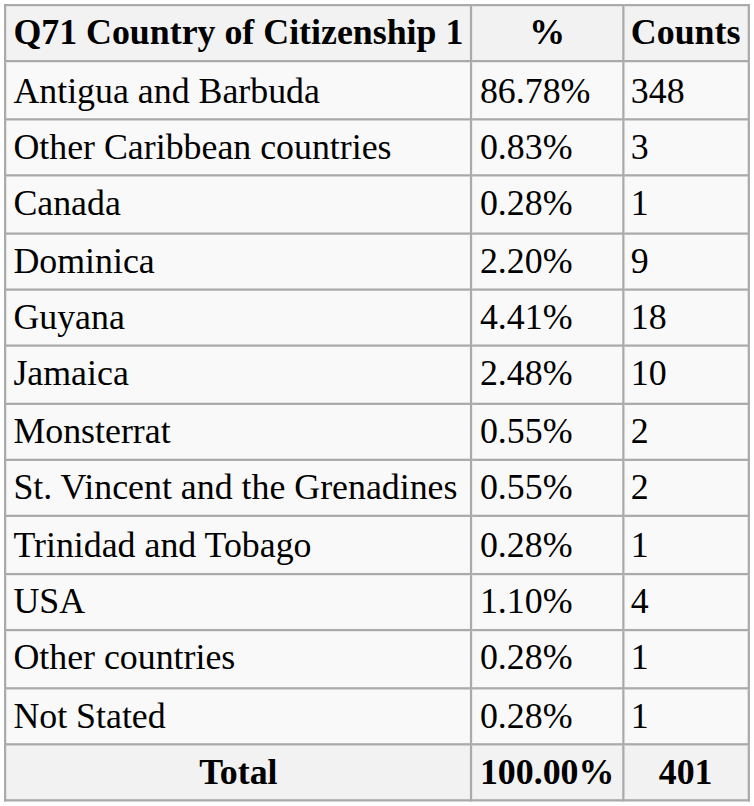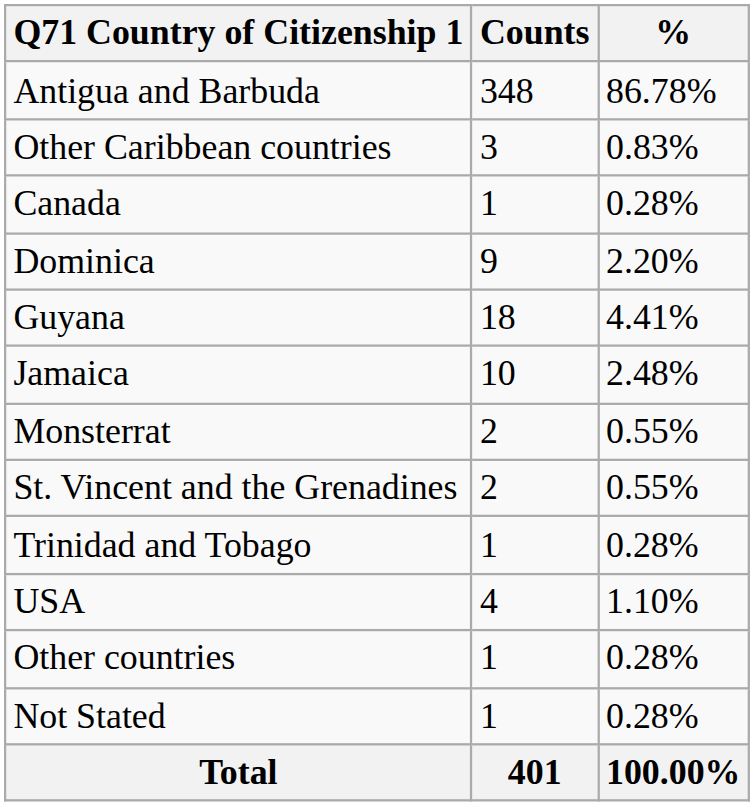columns swapped: (686, 32) <-> (547, 32)
